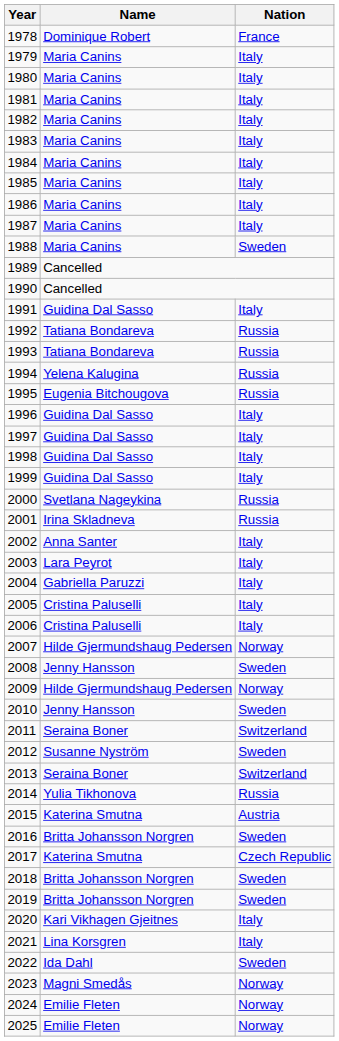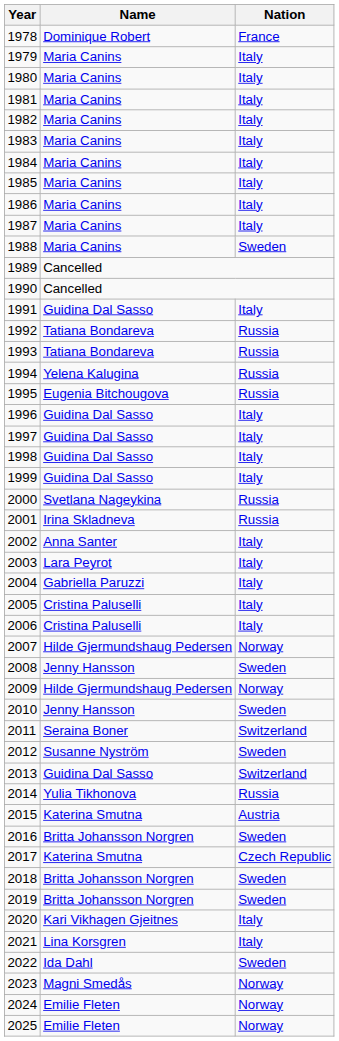(86, 773) Seraina Boner -> (98, 773) Guidina Dal Sasso
